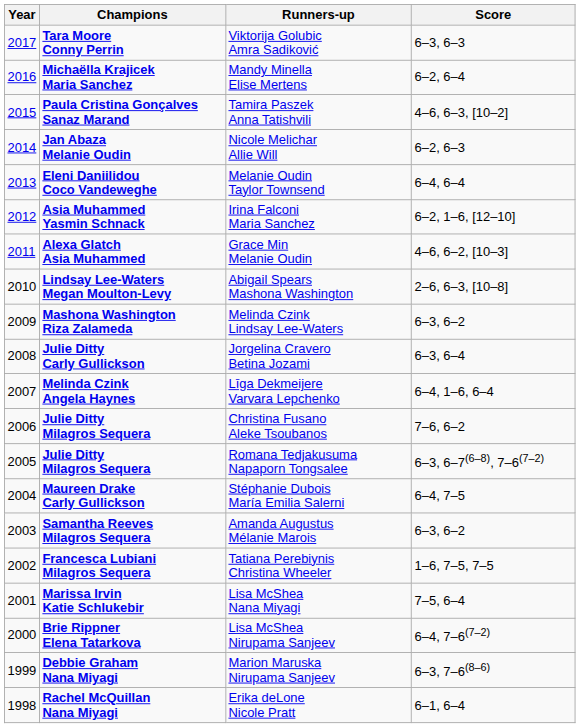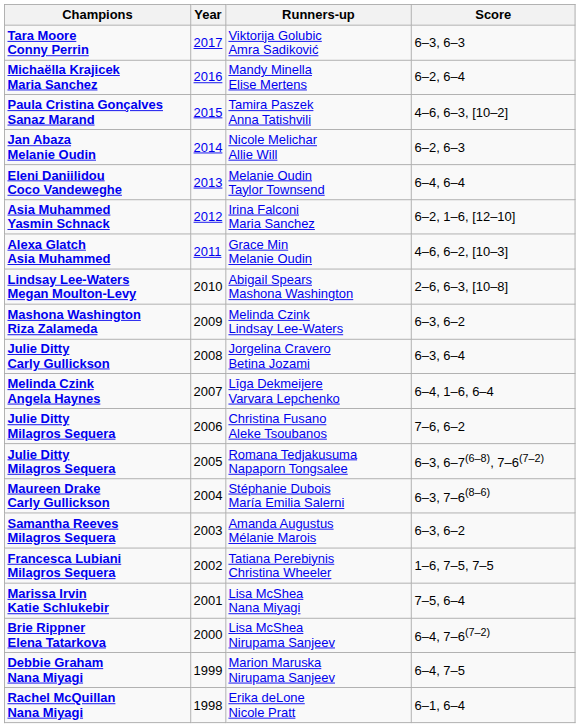columns swapped: (22, 15) <-> (132, 15)
(440, 496) 6–4, 7–5 -> (452, 496) 6–3, 7–6(8–6)
(452, 670) 6–3, 7–6(8–6) -> (440, 671) 6–4, 7–5
